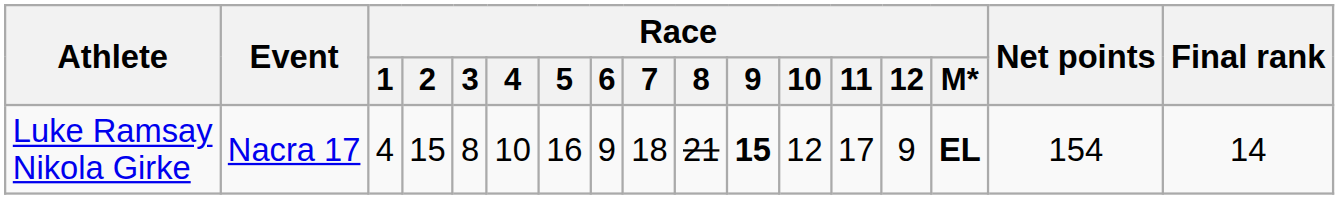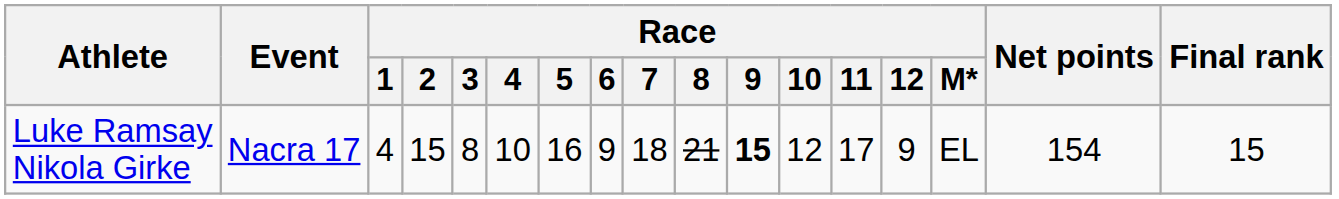(960, 150) bold -> (959, 150) normal
(1248, 150) 14 -> (1246, 150) 15
